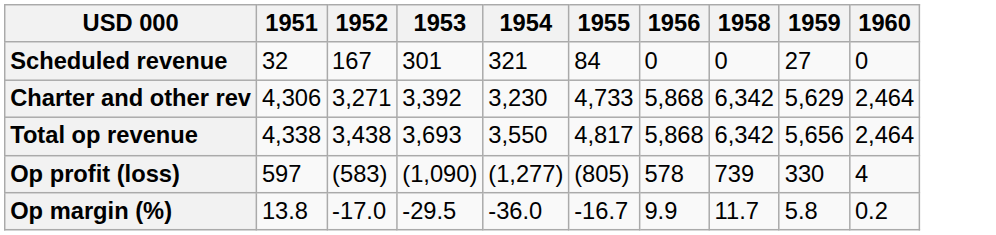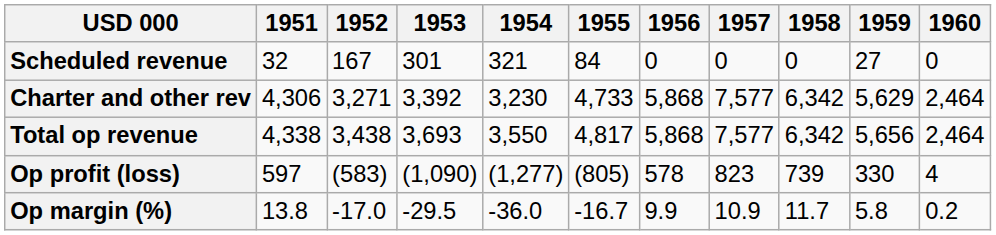+ column: (744, 23)
